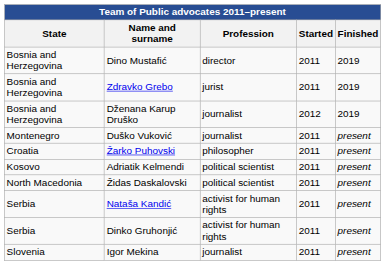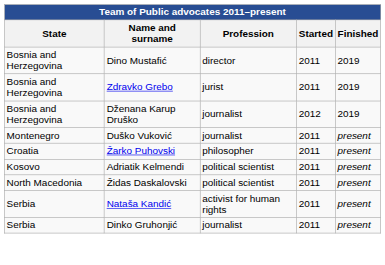(241, 231) activist for human rights -> (222, 225) journalist
- row: (133, 252)
